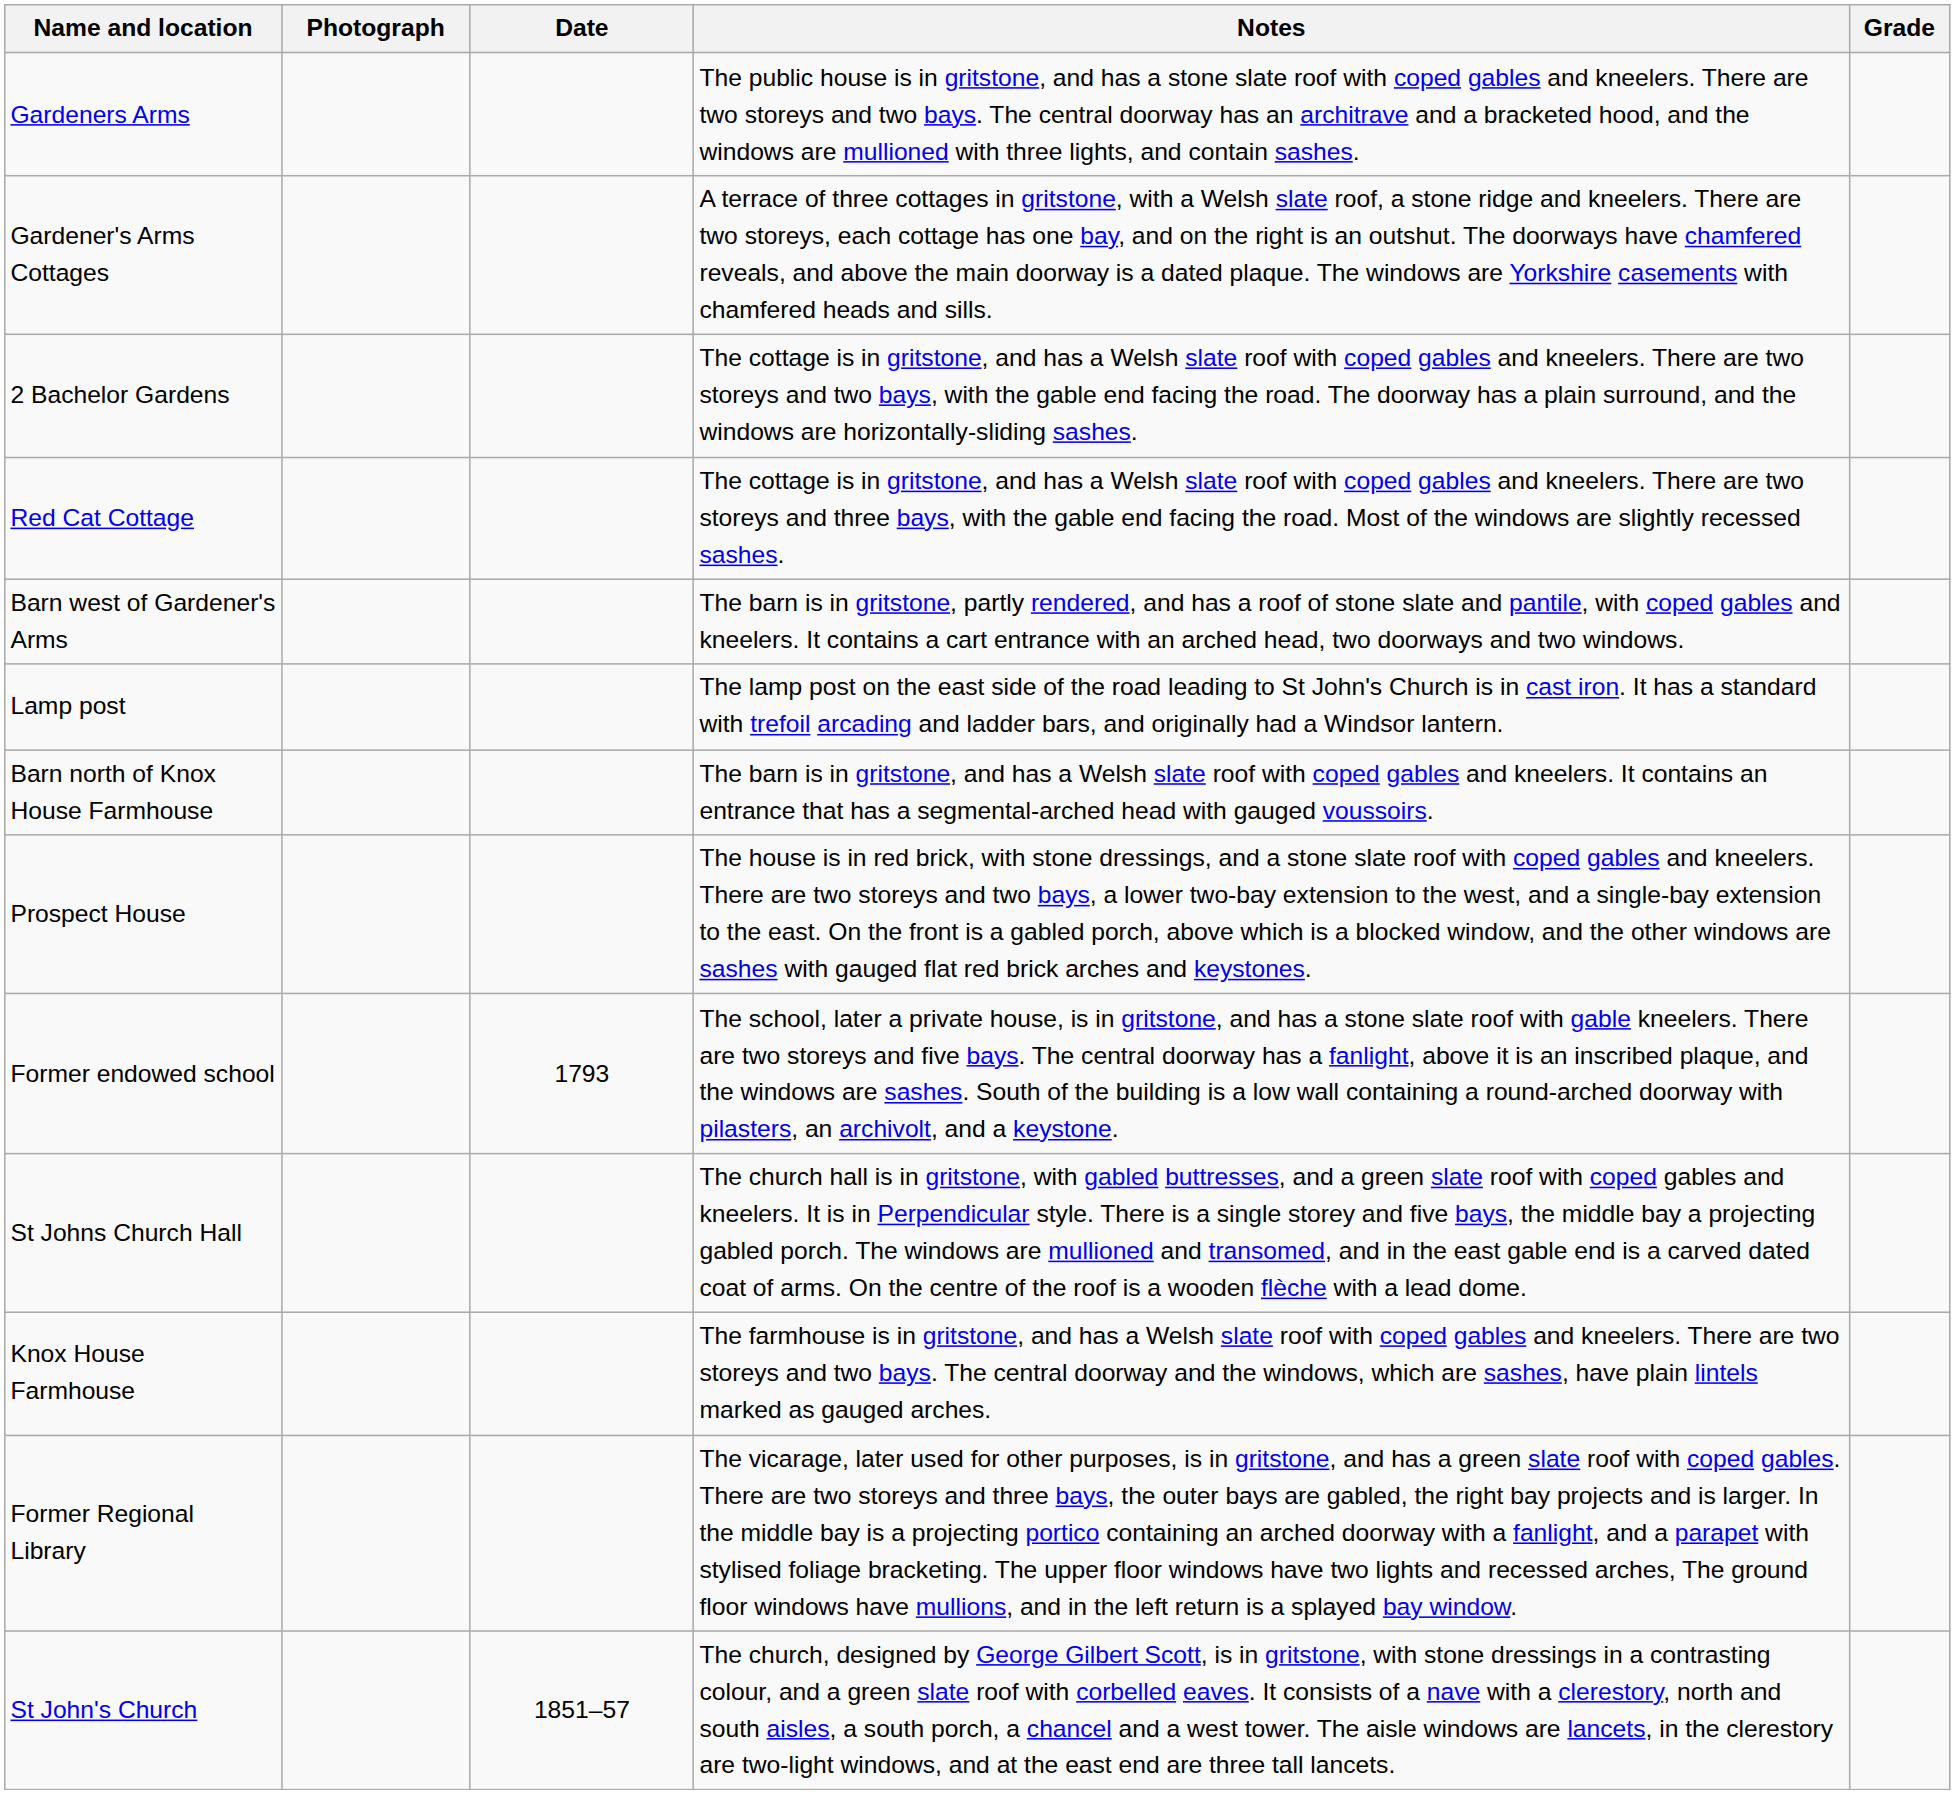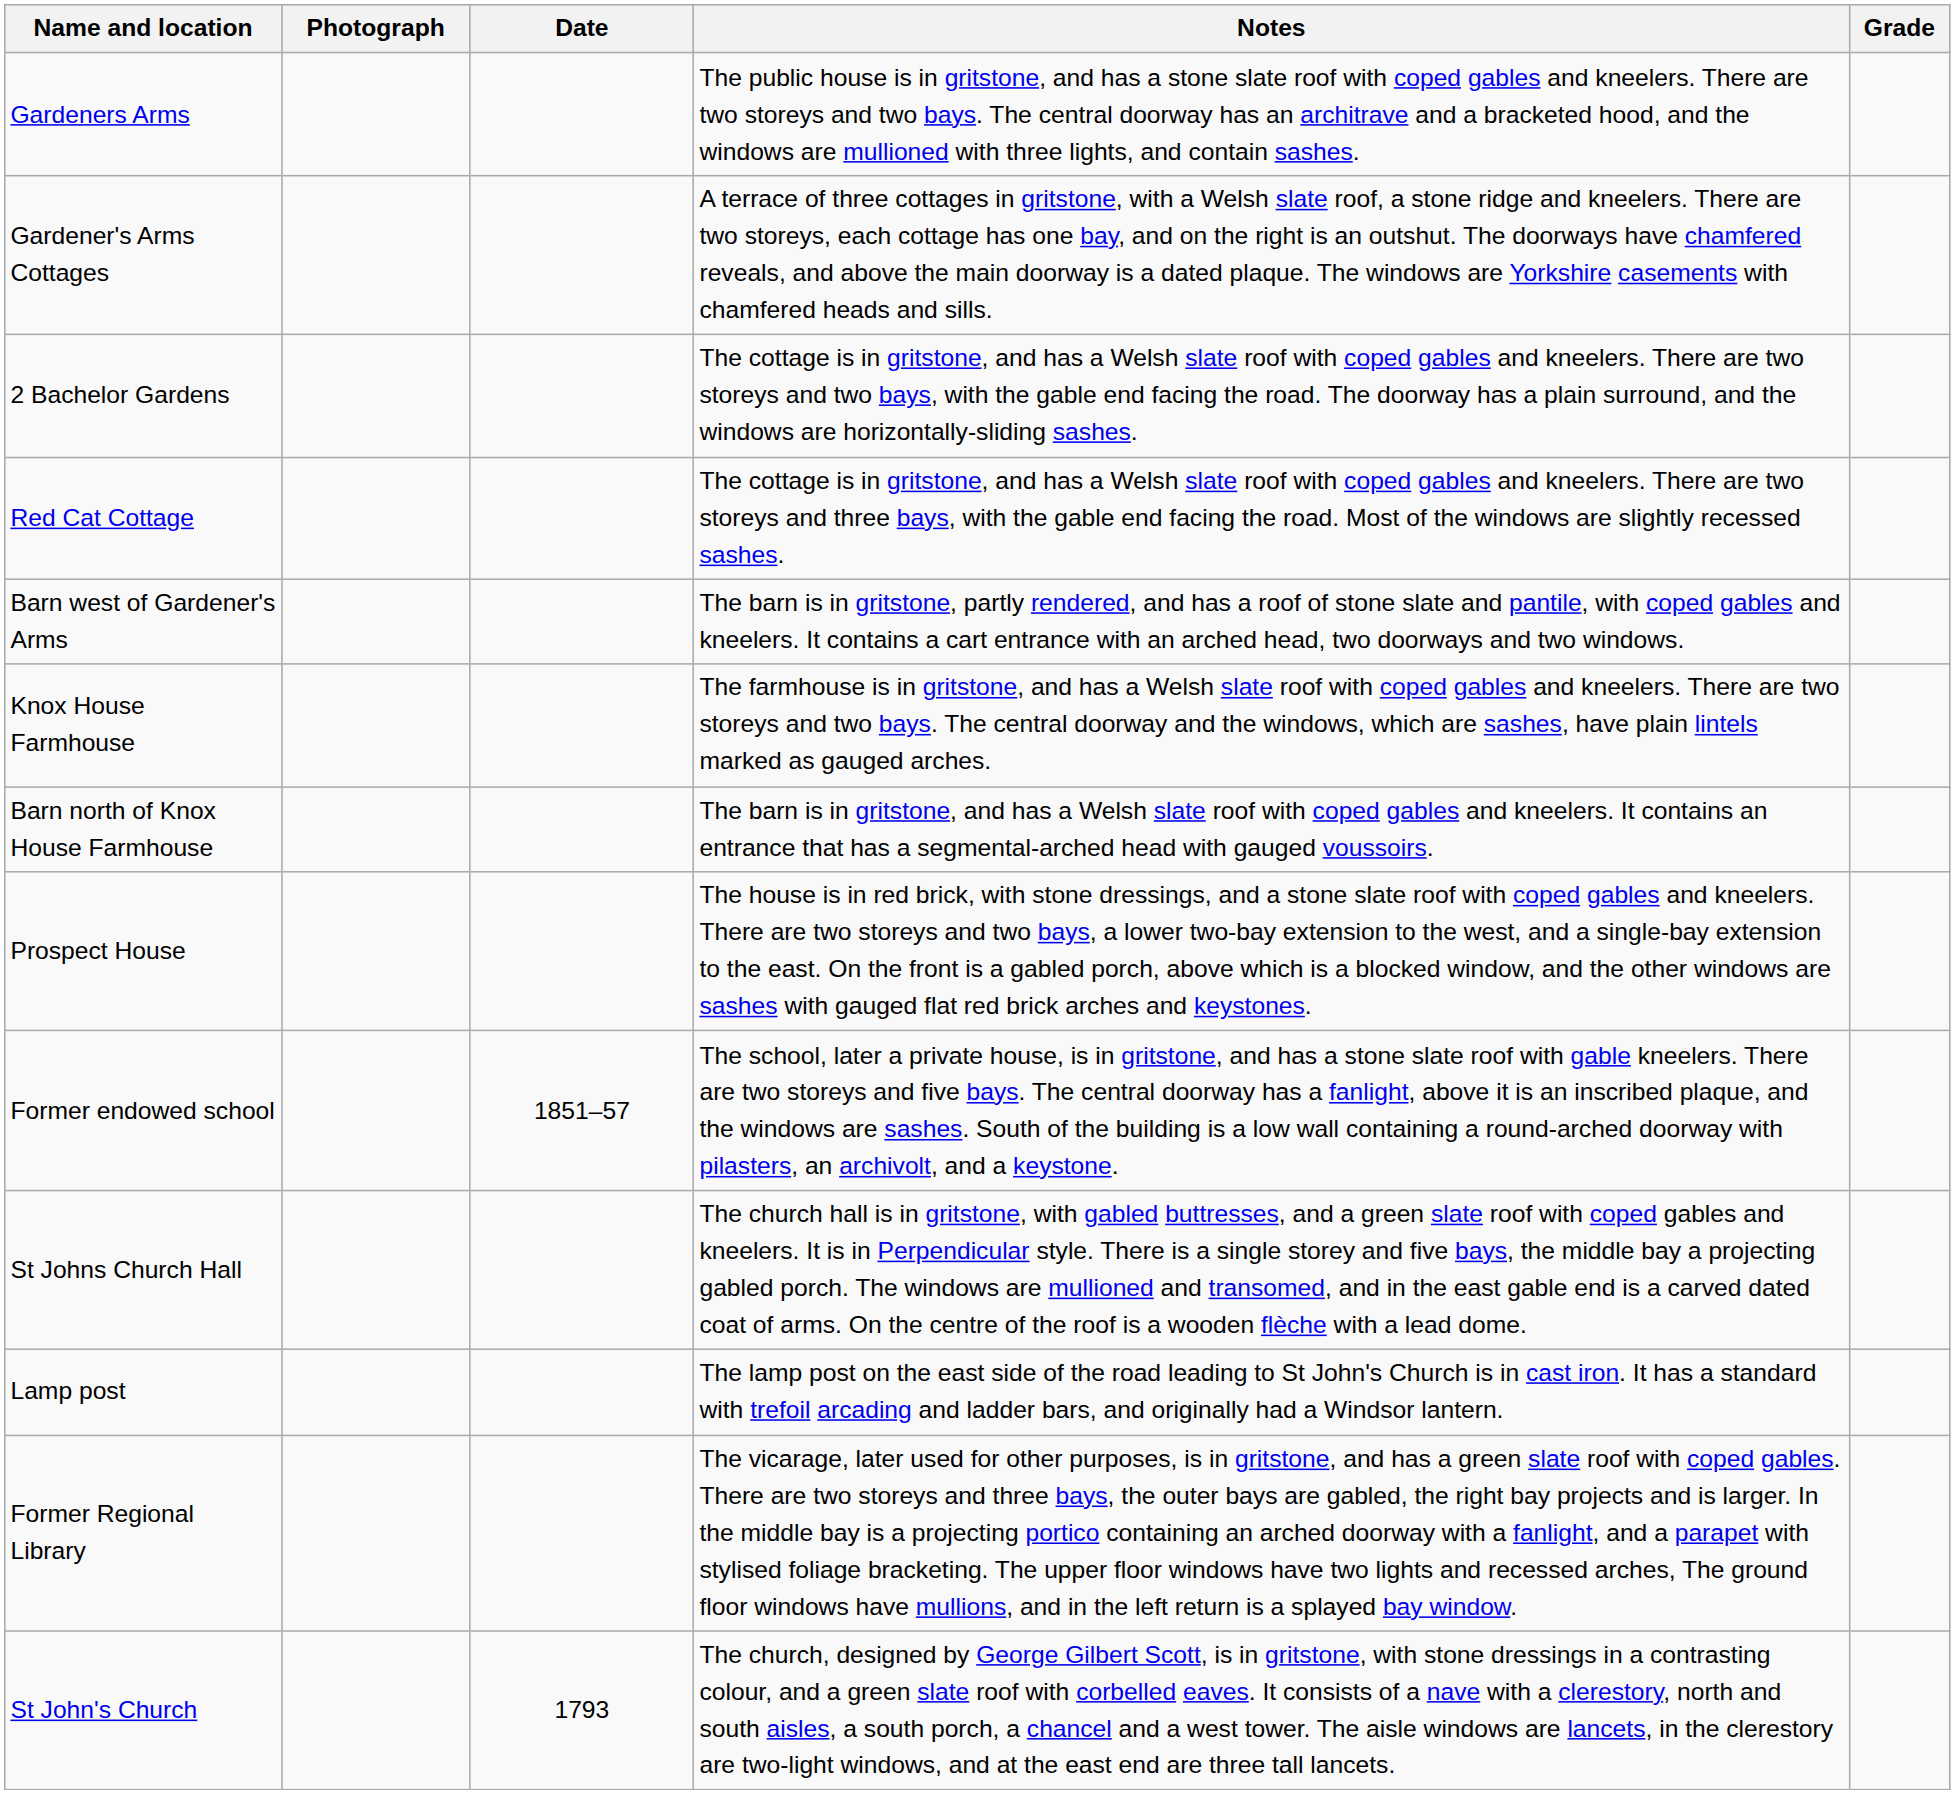rows swapped: (78, 1373) <-> (68, 706)
(582, 1073) 1793 -> (582, 1110) 1851–57
(582, 1710) 1851–57 -> (582, 1710) 1793
